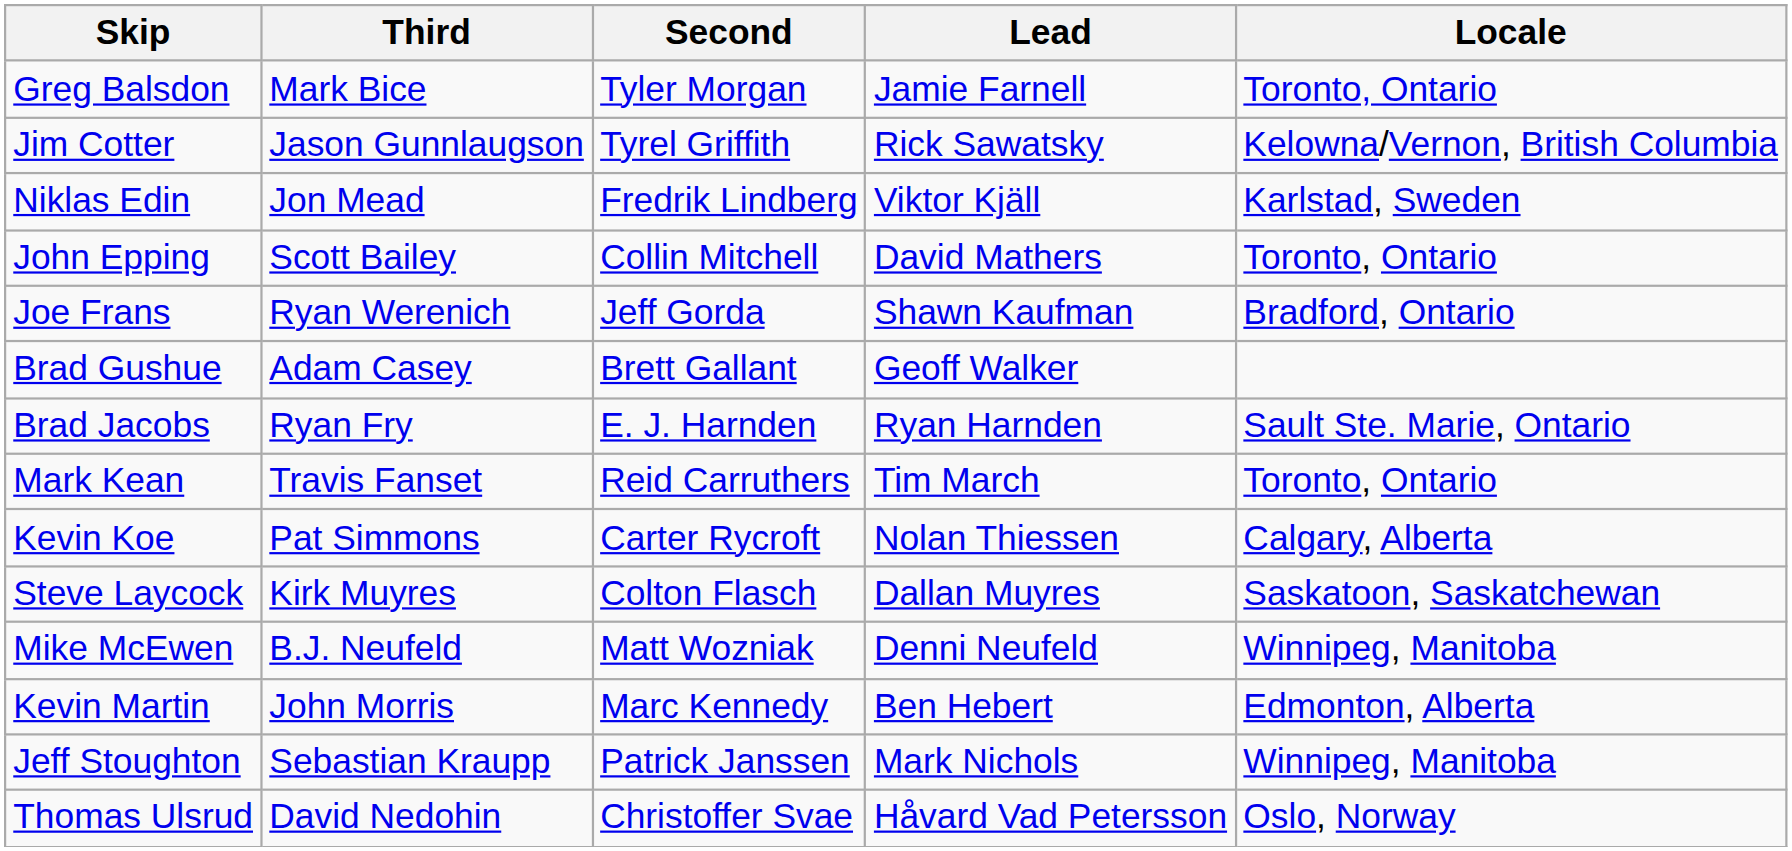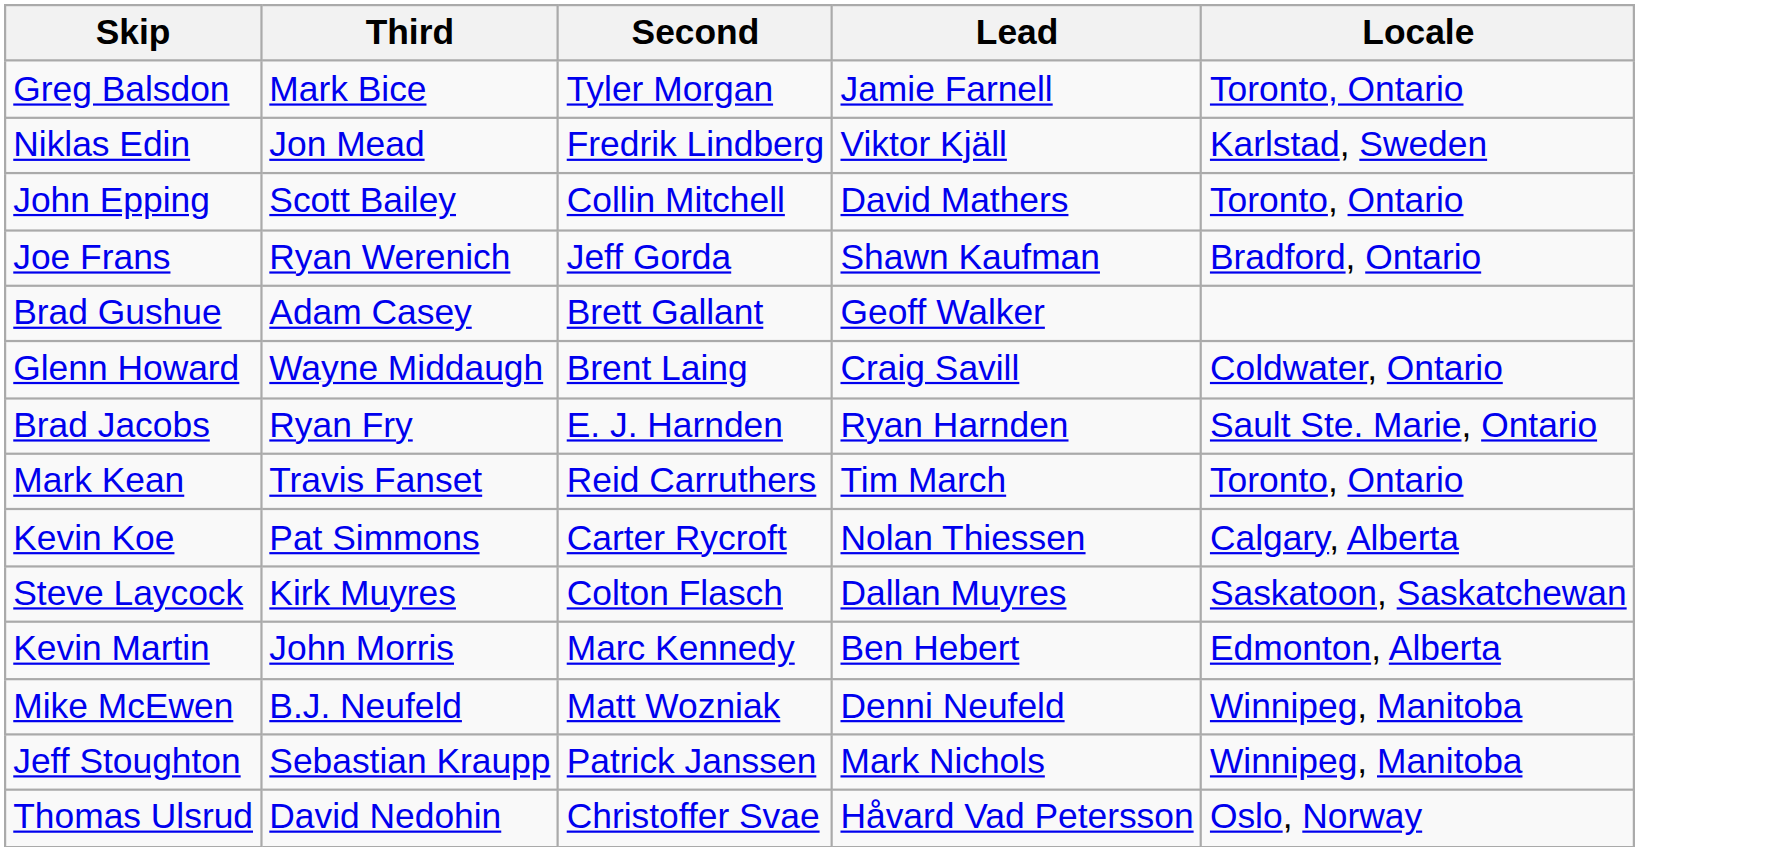- row: (94, 144)
+ row: (126, 369)
rows swapped: (112, 705) <-> (123, 649)
